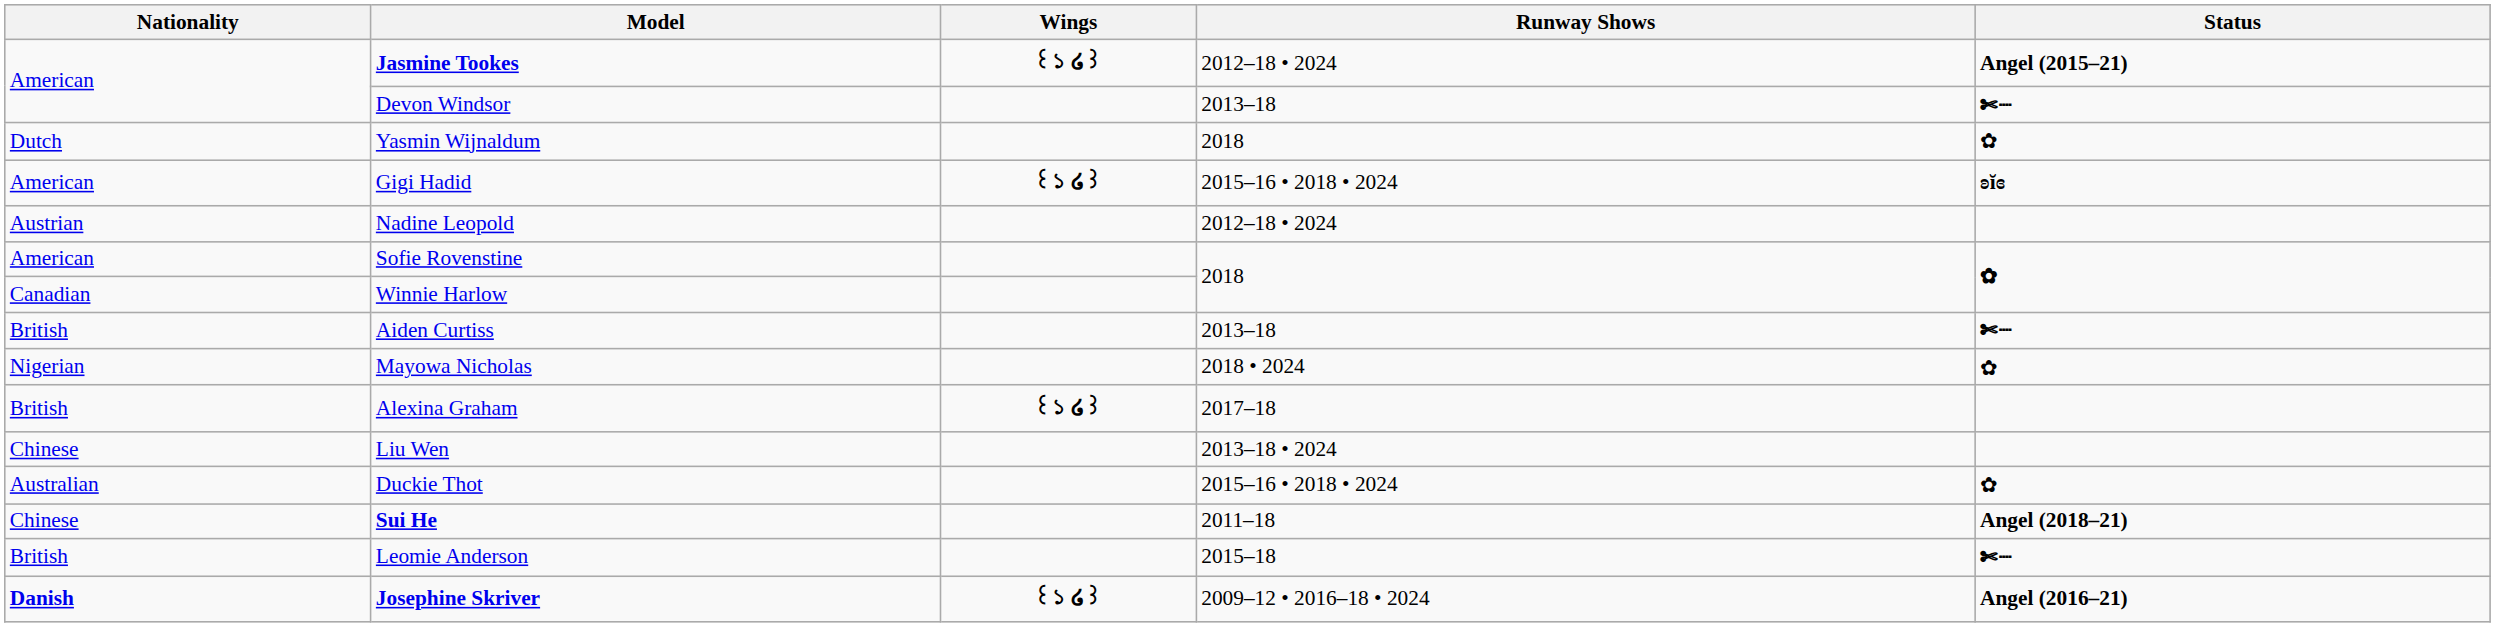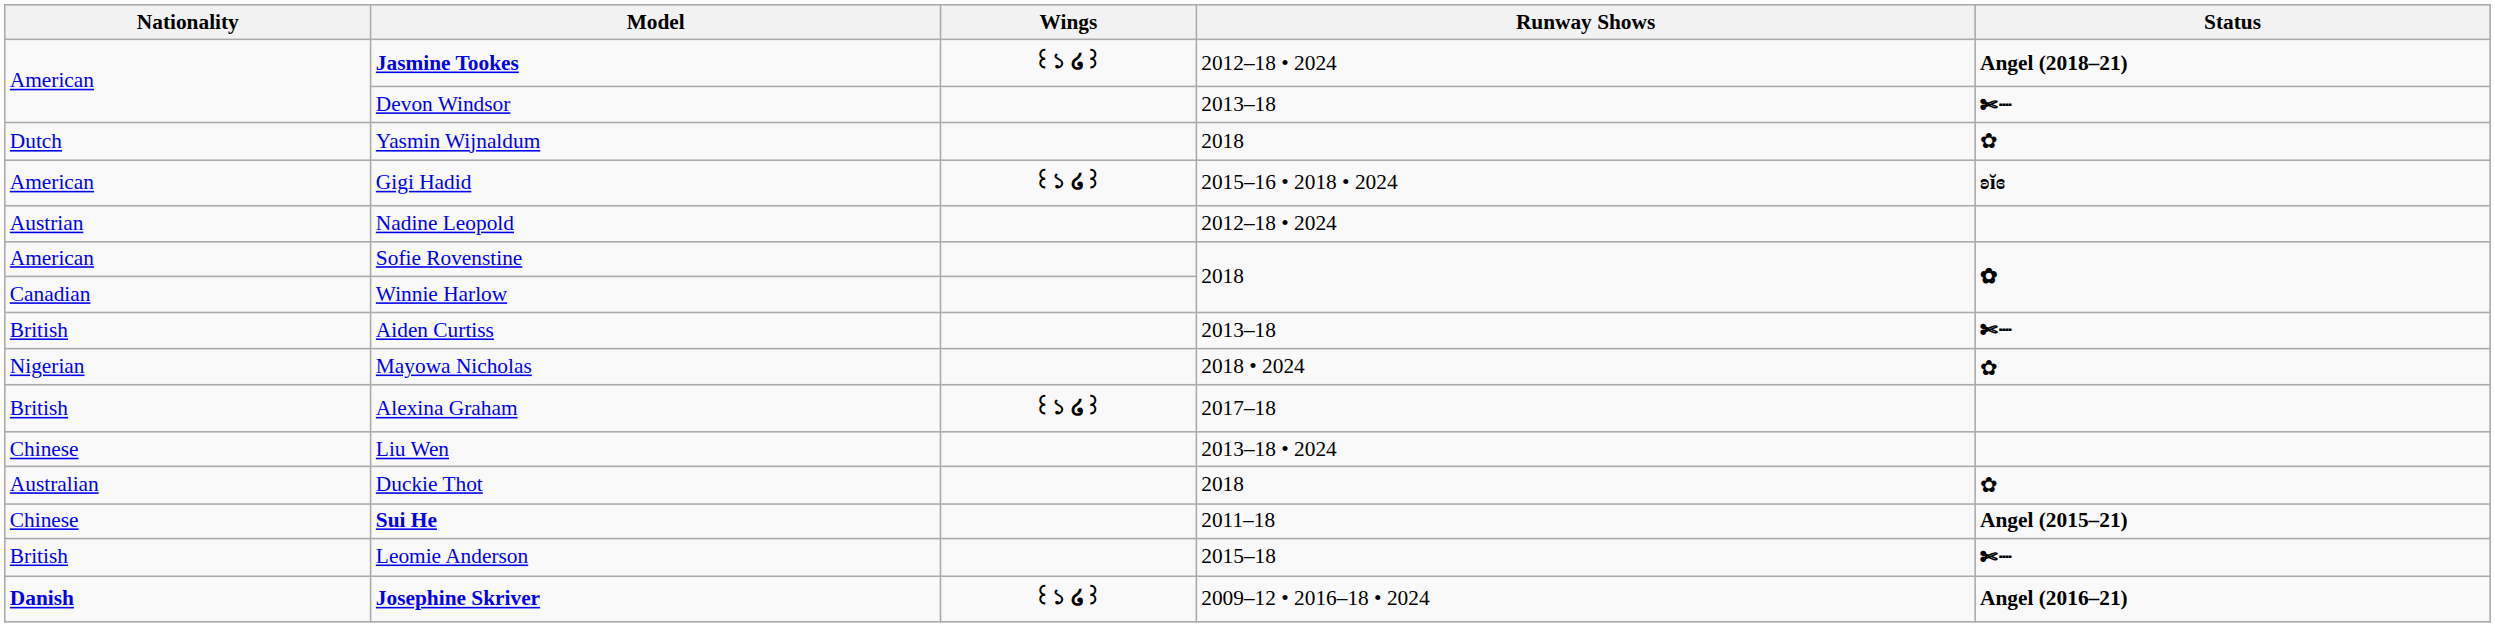(2054, 62) Angel (2015–21) -> (2054, 62) Angel (2018–21)
(1299, 484) 2015–16 • 2018 • 2024 -> (1223, 484) 2018
(2054, 520) Angel (2018–21) -> (2054, 520) Angel (2015–21)
